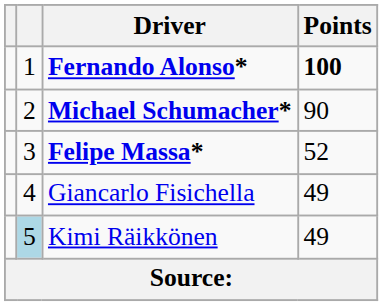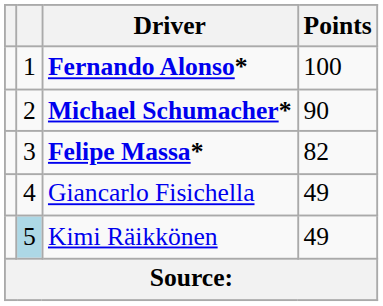(323, 67) bold -> (323, 67) normal
(316, 151) 52 -> (316, 151) 82
